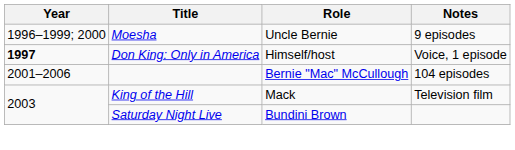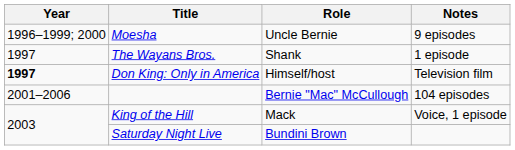+ row: (163, 54)
(461, 54) Voice, 1 episode -> (453, 74) Television film
(453, 94) Television film -> (461, 114) Voice, 1 episode
